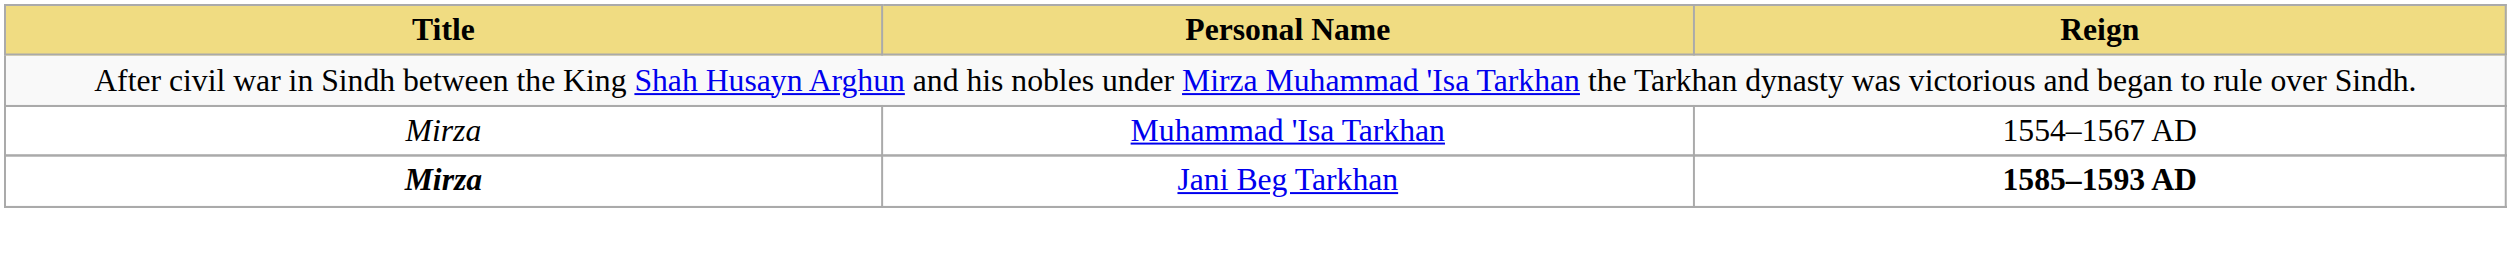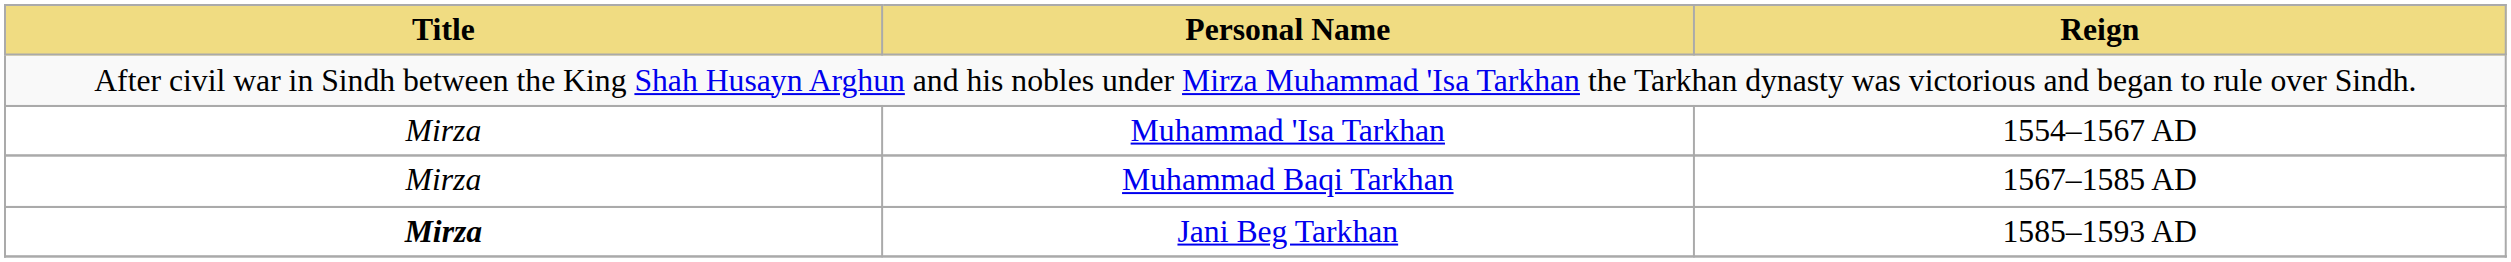+ row: (1288, 180)
(2100, 180) bold -> (2100, 230) normal
